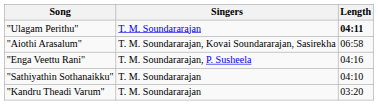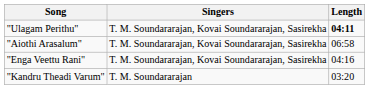(160, 28) T. M. Soundararajan -> (218, 28) T. M. Soundararajan, Kovai Soundararajan, Sasirekha
(185, 60) T. M. Soundararajan, P. Susheela -> (218, 60) T. M. Soundararajan, Kovai Soundararajan, Sasirekha
- row: (60, 76)
